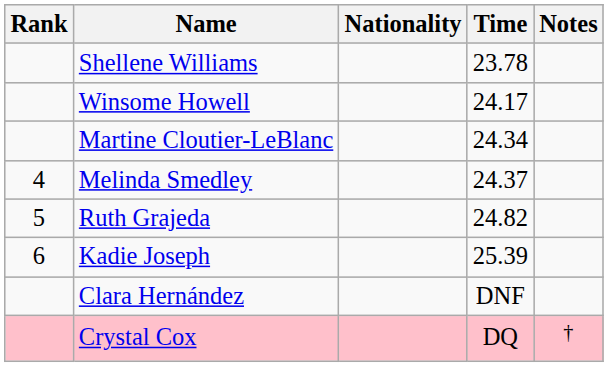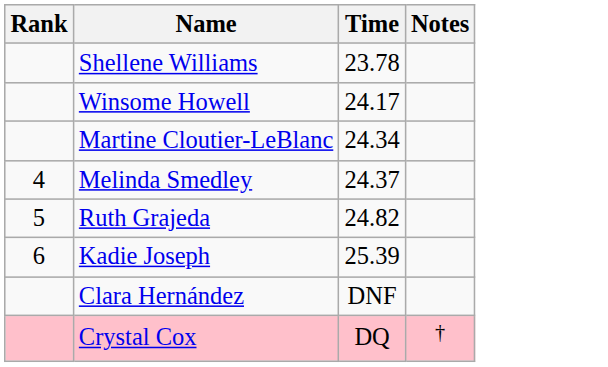- column: (403, 23)
